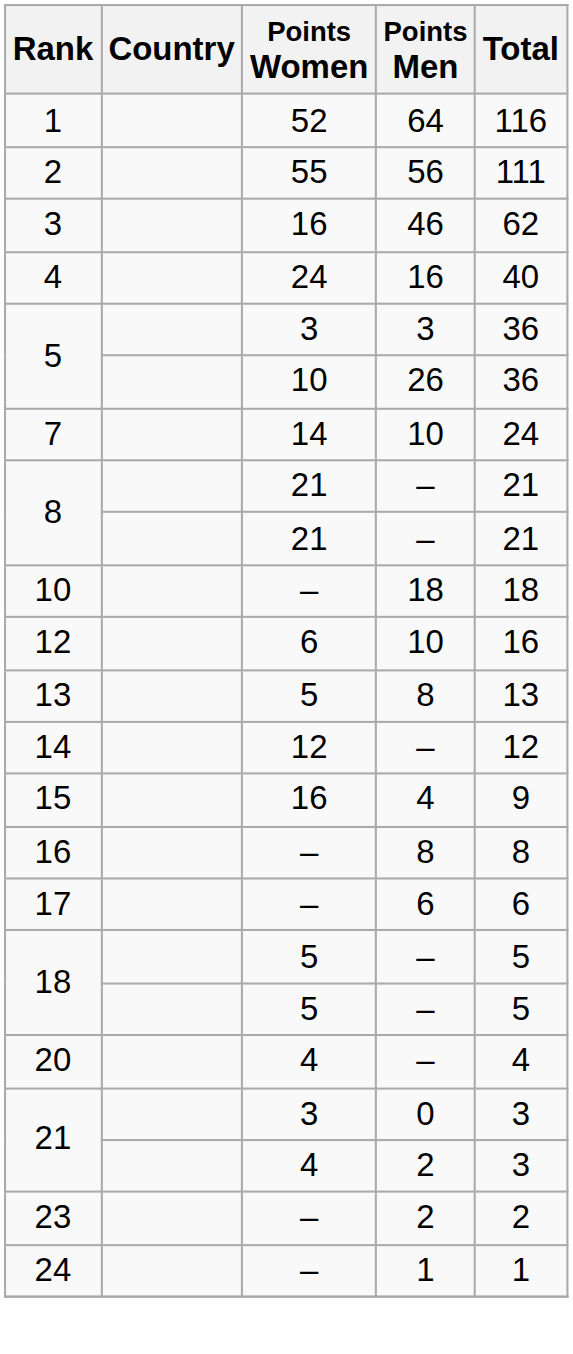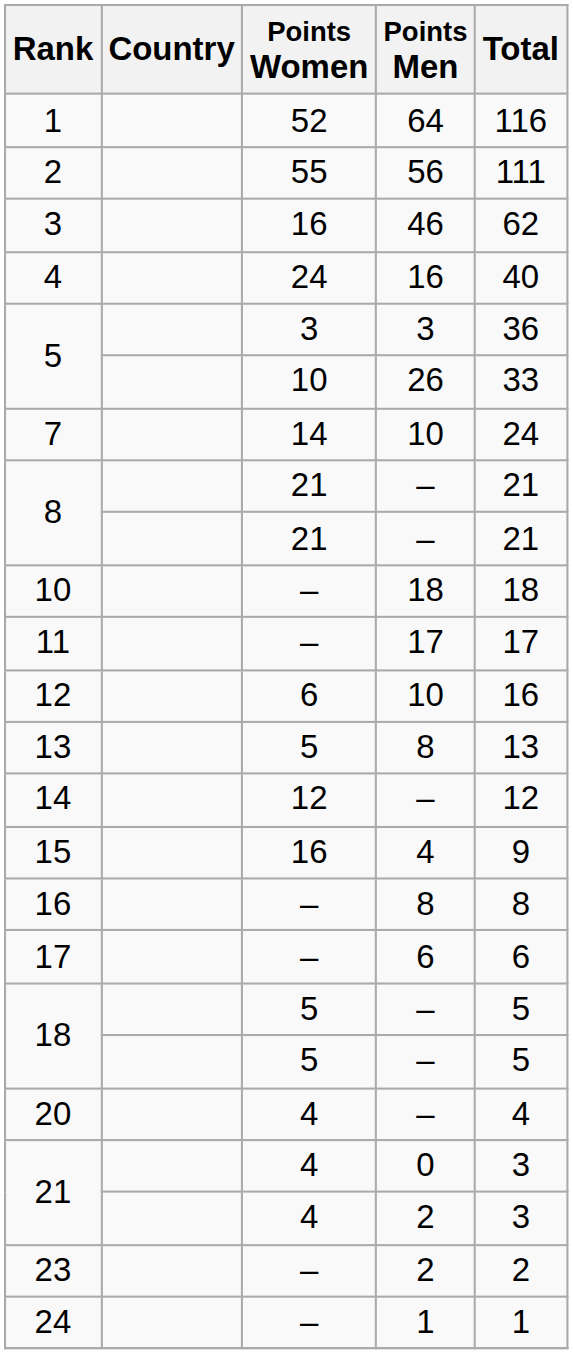(521, 381) 36 -> (521, 381) 33
+ row: (53, 642)
(309, 1113) 3 -> (309, 1165) 4
